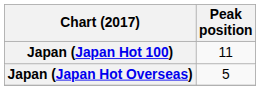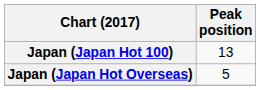(226, 52) 11 -> (226, 52) 13
